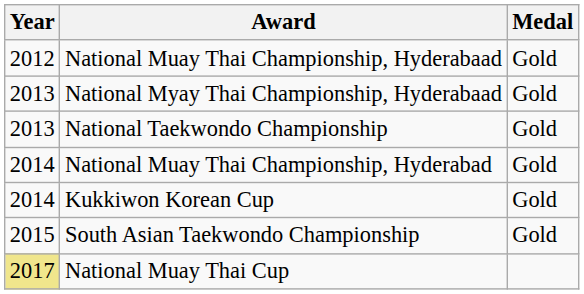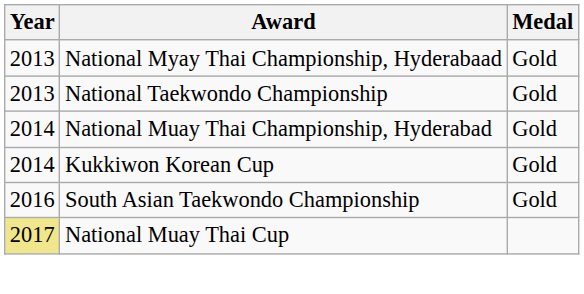- row: (283, 57)
(32, 235) 2015 -> (32, 199) 2016
